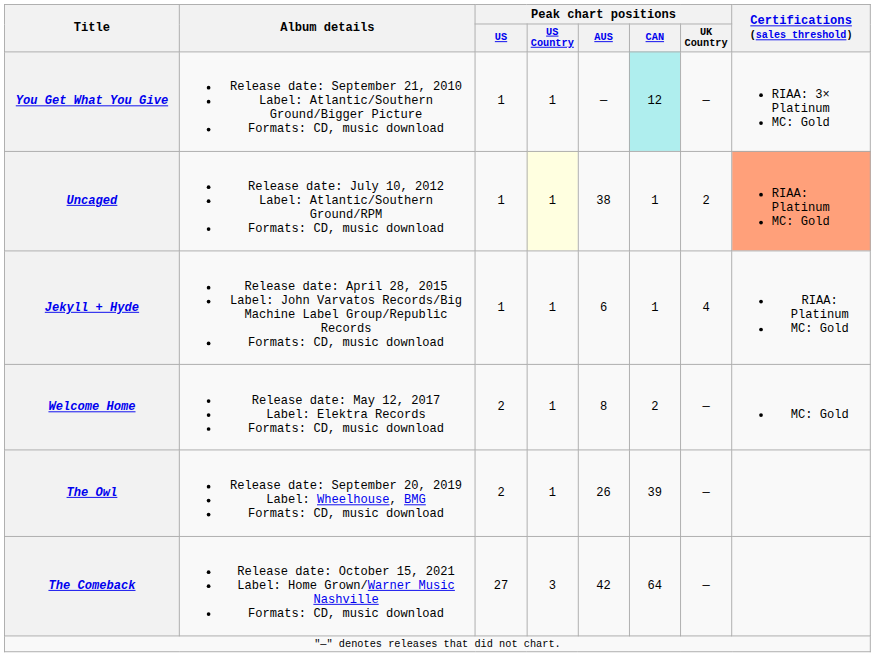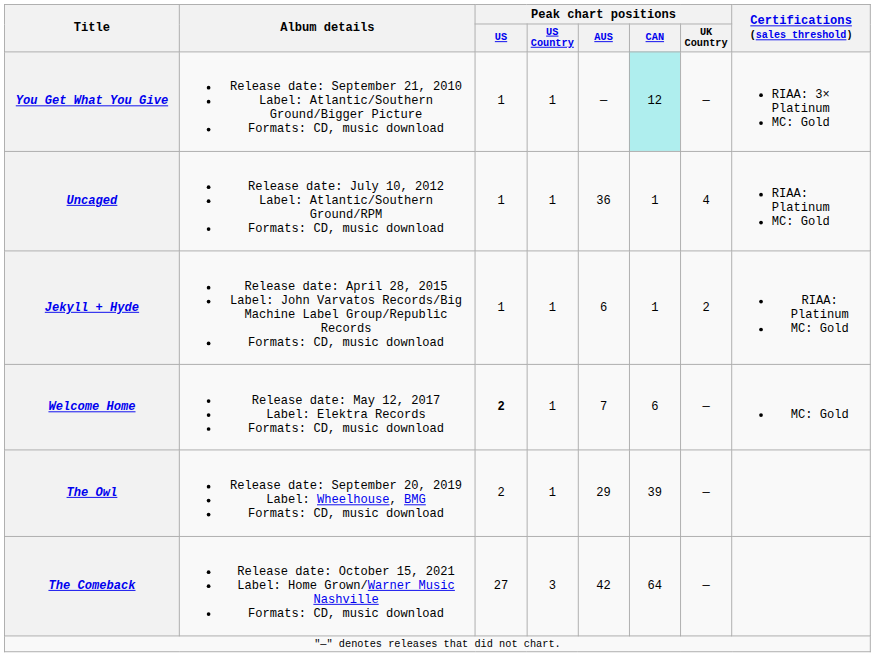(552, 201) lightyellow background -> (552, 201) no background
(604, 201) 38 -> (604, 201) 36
(706, 201) 2 -> (706, 201) 4
(801, 208) lightsalmon background -> (801, 208) no background
(706, 308) 4 -> (706, 308) 2
(501, 407) normal -> (501, 407) bold
(604, 407) 8 -> (604, 407) 7
(655, 407) 2 -> (655, 407) 6
(604, 493) 26 -> (604, 493) 29
